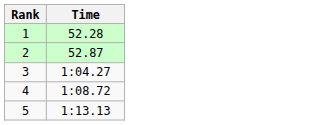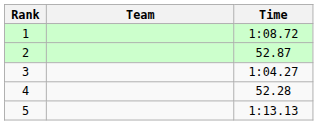+ column: (140, 14)
(86, 33) 52.28 -> (273, 33) 1:08.72
(86, 91) 1:08.72 -> (273, 91) 52.28
